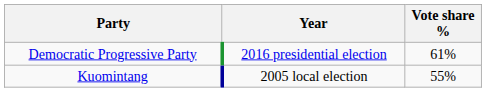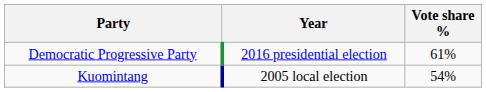(443, 76) 55% -> (443, 76) 54%
